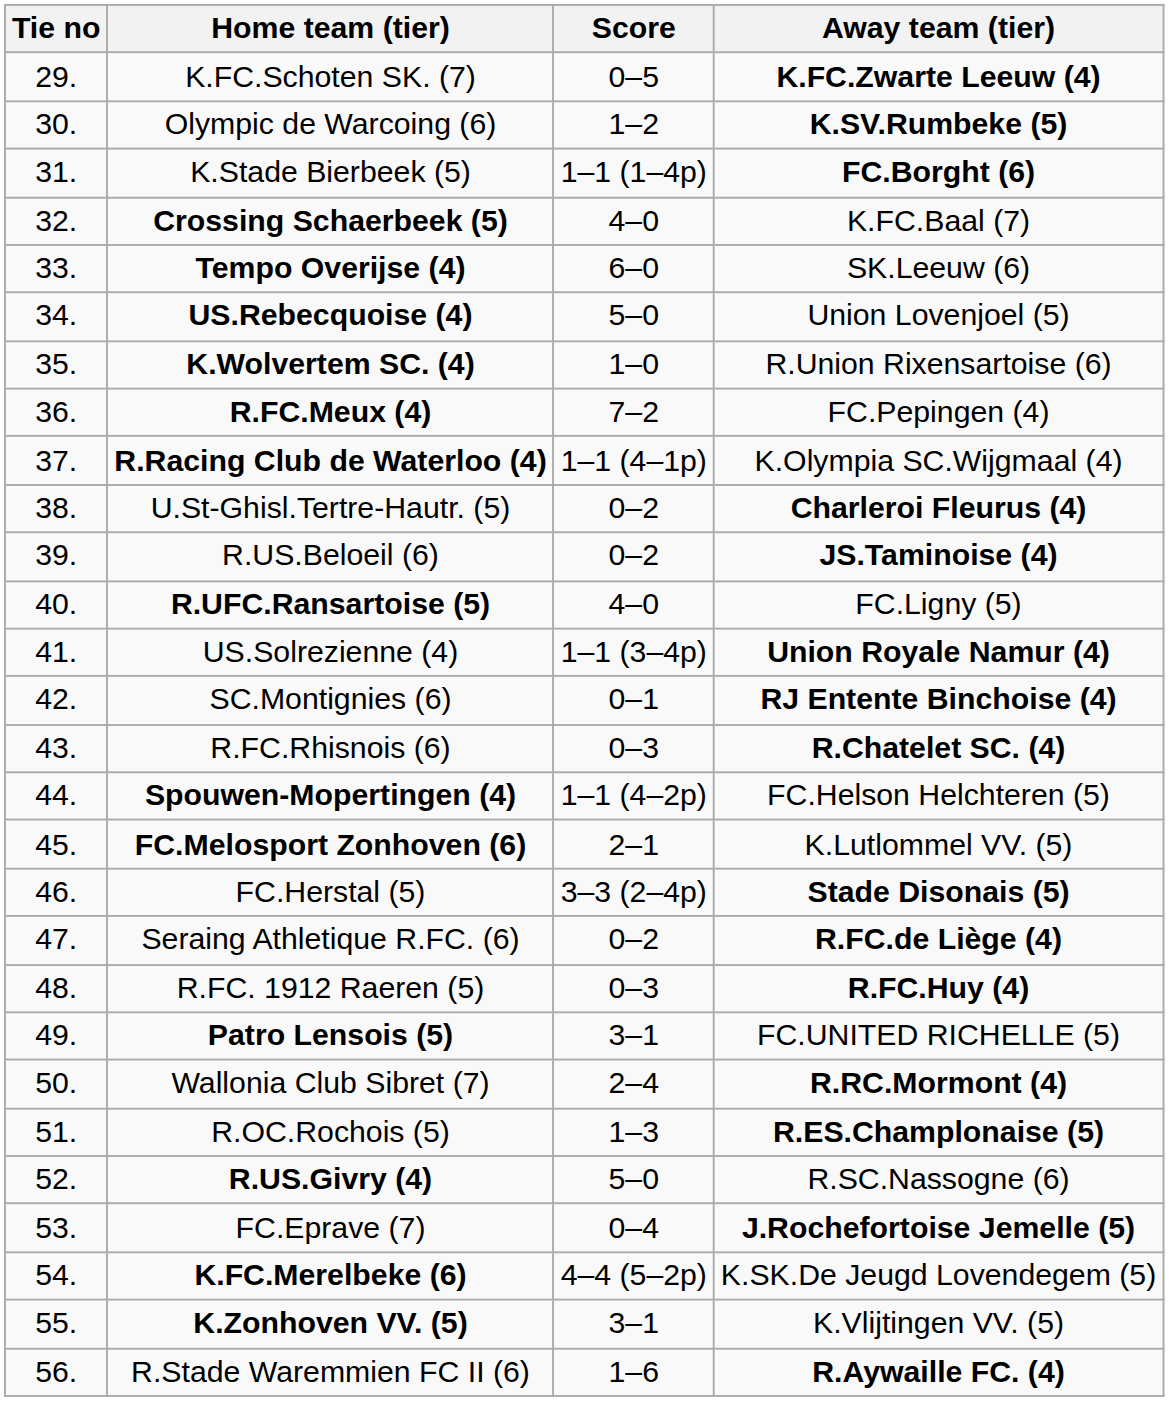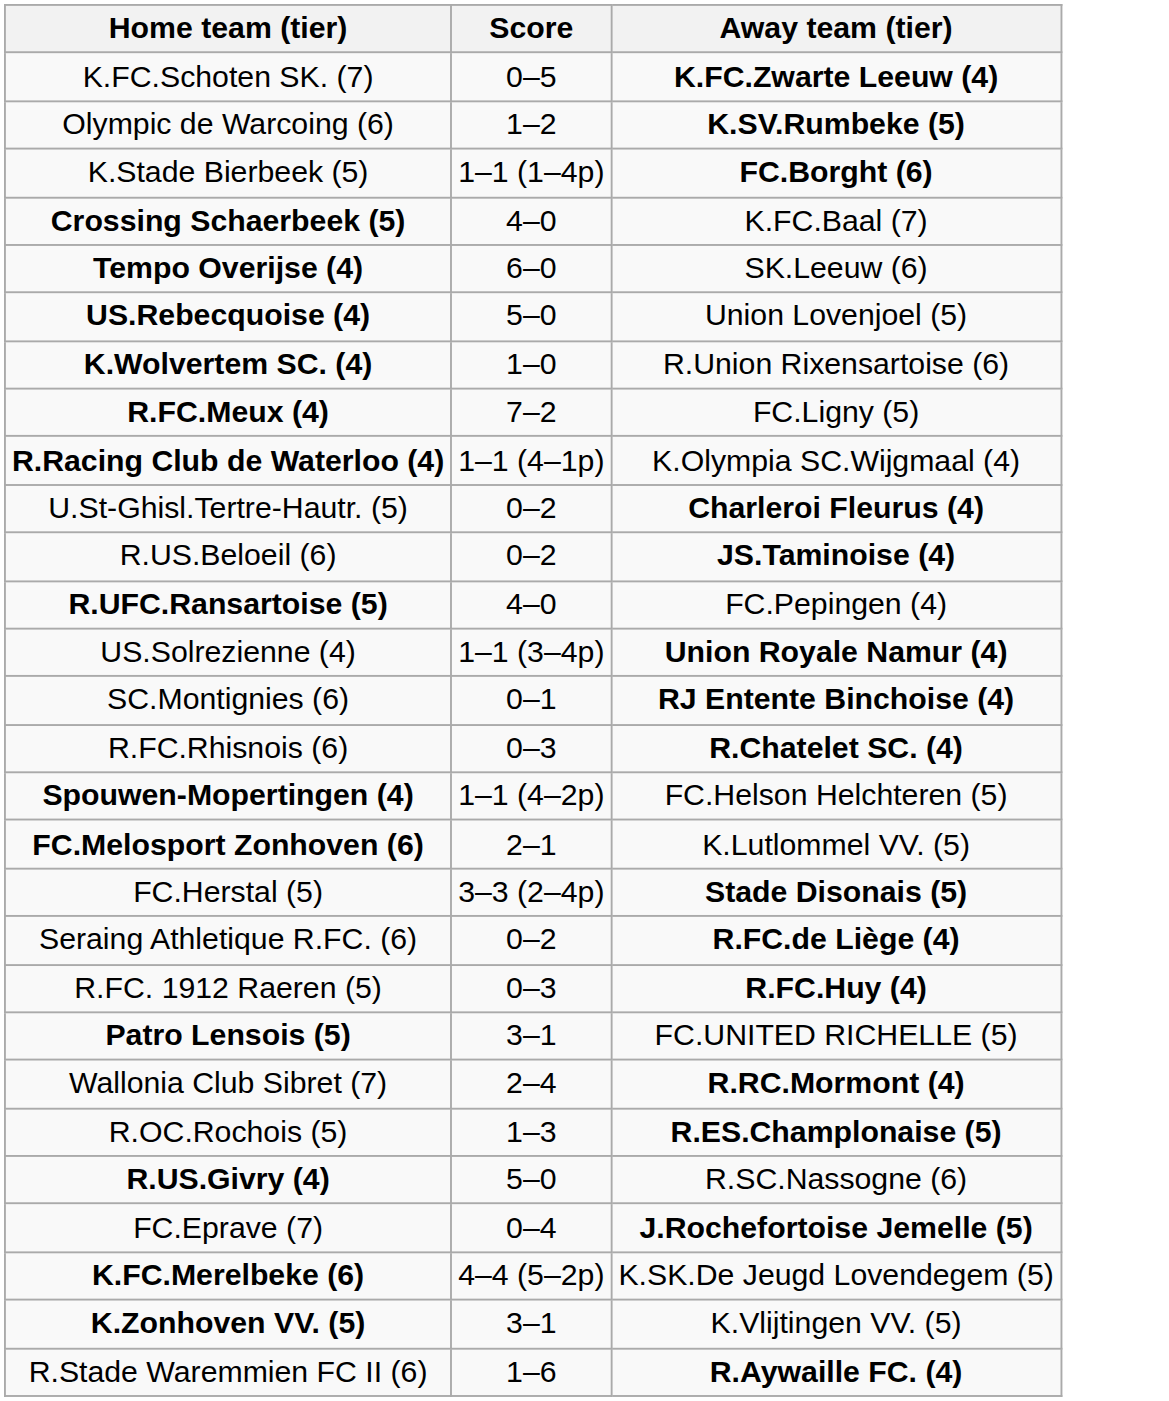- column: (56, 28)
(939, 412) FC.Pepingen (4) -> (836, 412) FC.Ligny (5)
(939, 603) FC.Ligny (5) -> (836, 603) FC.Pepingen (4)
